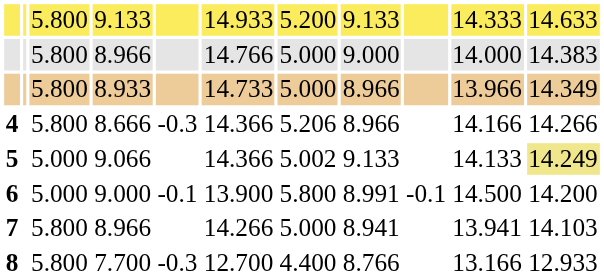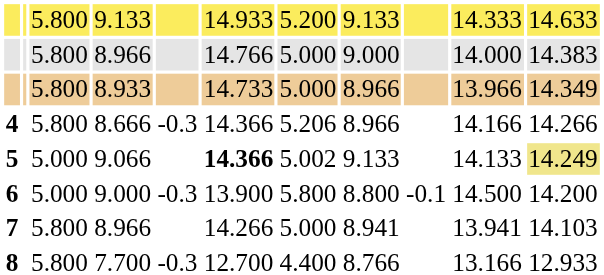(239, 158) normal -> (239, 158) bold
(177, 193) -0.1 -> (177, 193) -0.3
(371, 193) 8.991 -> (371, 193) 8.800
